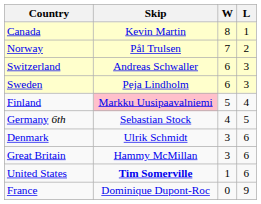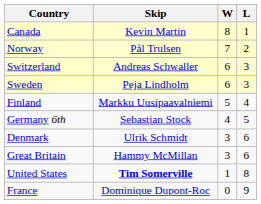(156, 102) pink background -> (156, 102) no background
(246, 173) 6 -> (246, 173) 8
